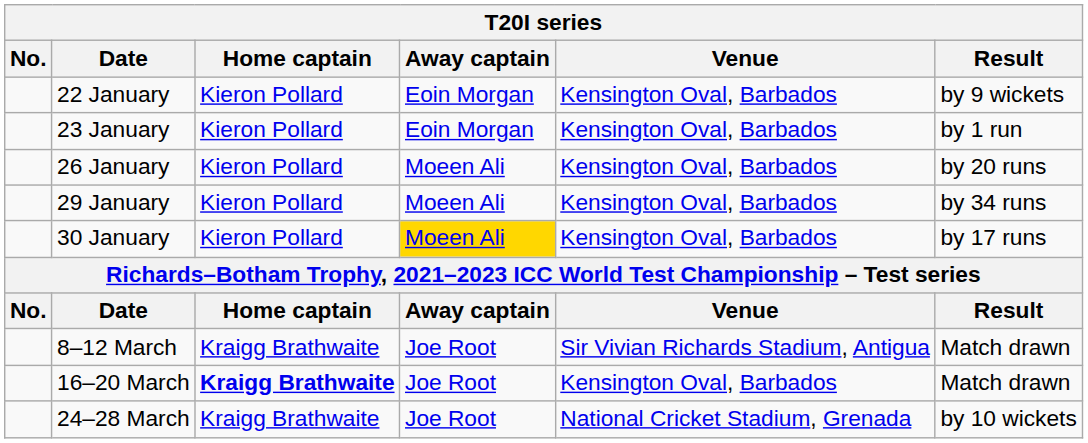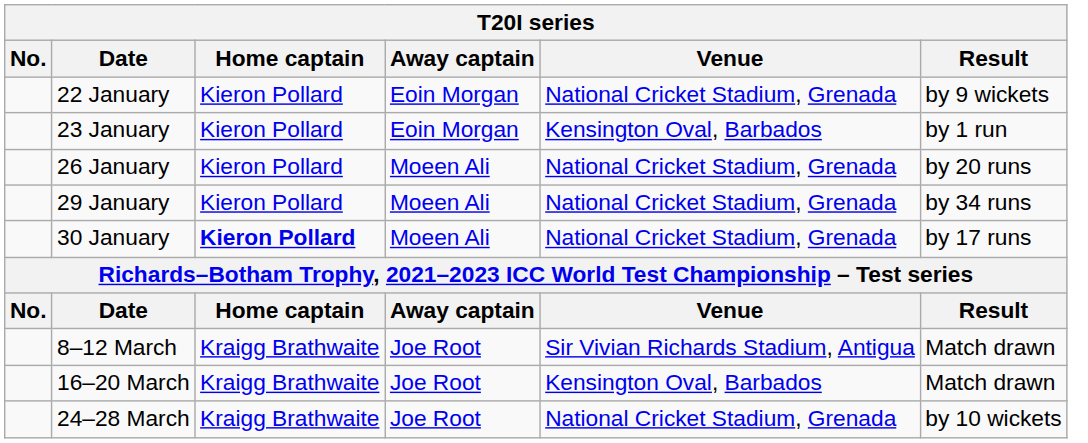(699, 94) Kensington Oval, Barbados -> (721, 94) National Cricket Stadium, Grenada
(699, 166) Kensington Oval, Barbados -> (721, 166) National Cricket Stadium, Grenada
(699, 202) Kensington Oval, Barbados -> (721, 202) National Cricket Stadium, Grenada
(271, 238) normal -> (278, 238) bold
(455, 238) gold background -> (440, 238) no background
(699, 238) Kensington Oval, Barbados -> (721, 238) National Cricket Stadium, Grenada
(297, 382) bold -> (290, 382) normal
